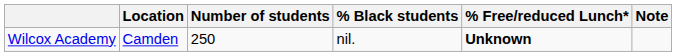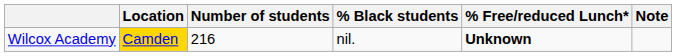(150, 39) no background -> (150, 39) gold background
(203, 39) 250 -> (203, 39) 216
